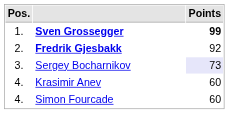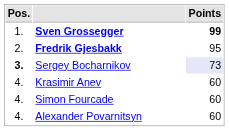(215, 48) 92 -> (215, 48) 95
(19, 65) normal -> (19, 65) bold
+ row: (89, 116)
